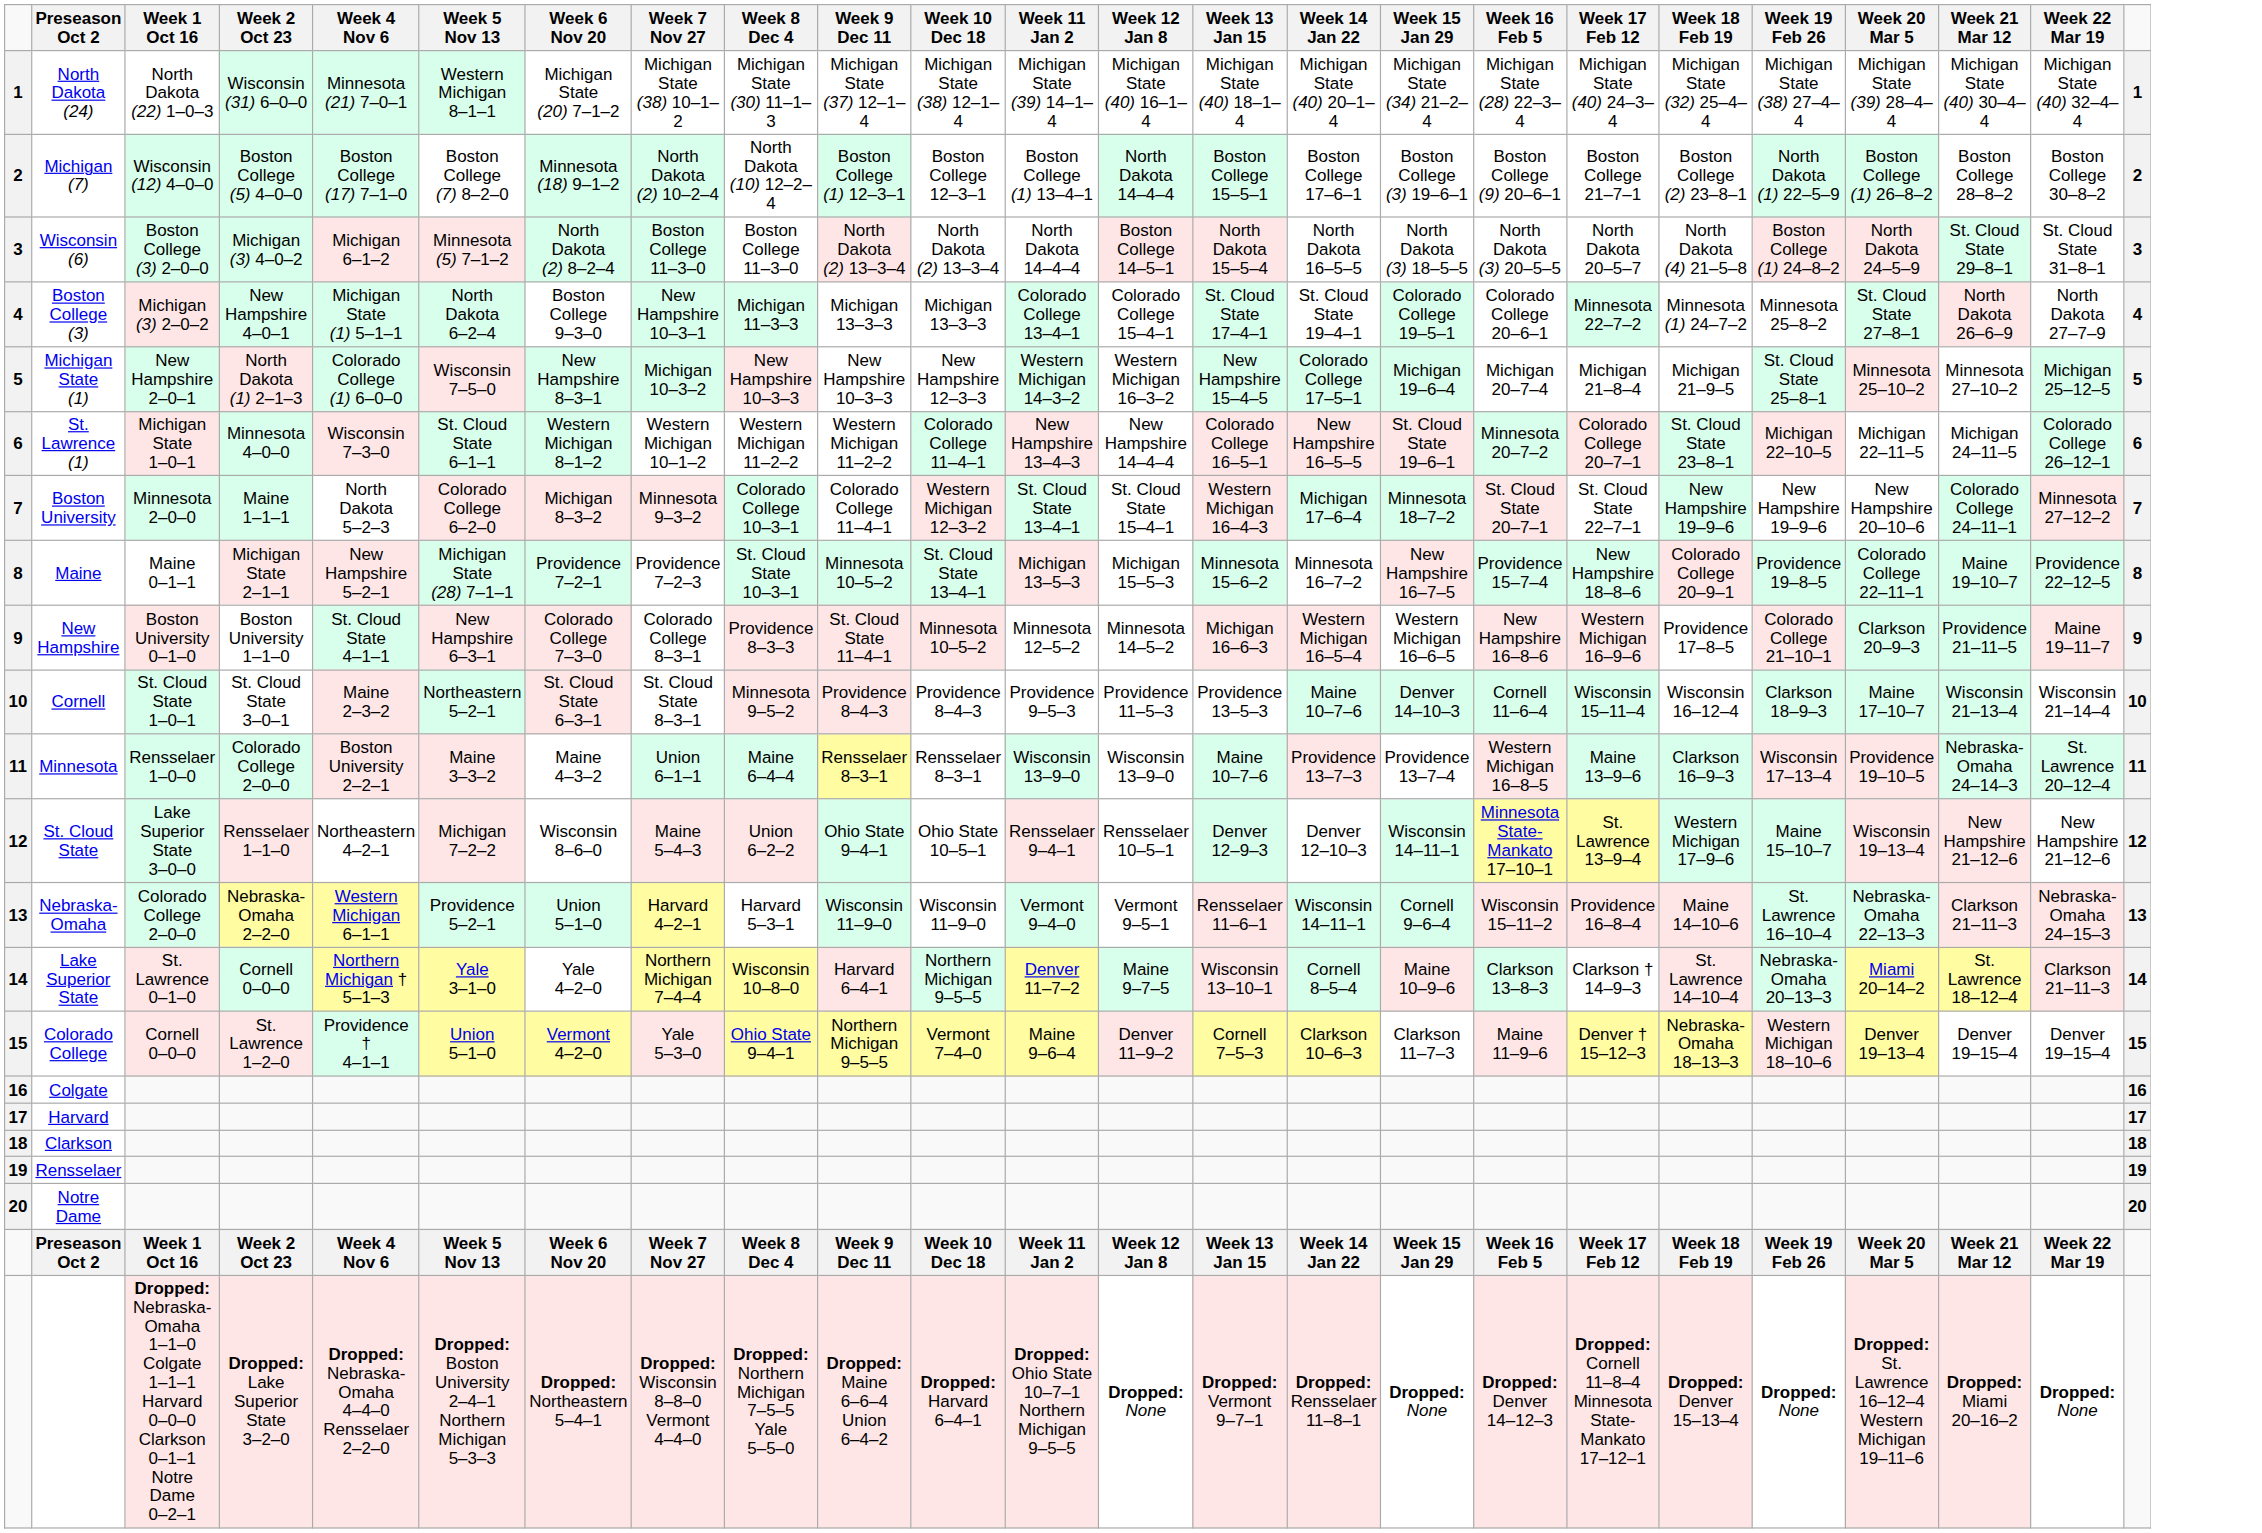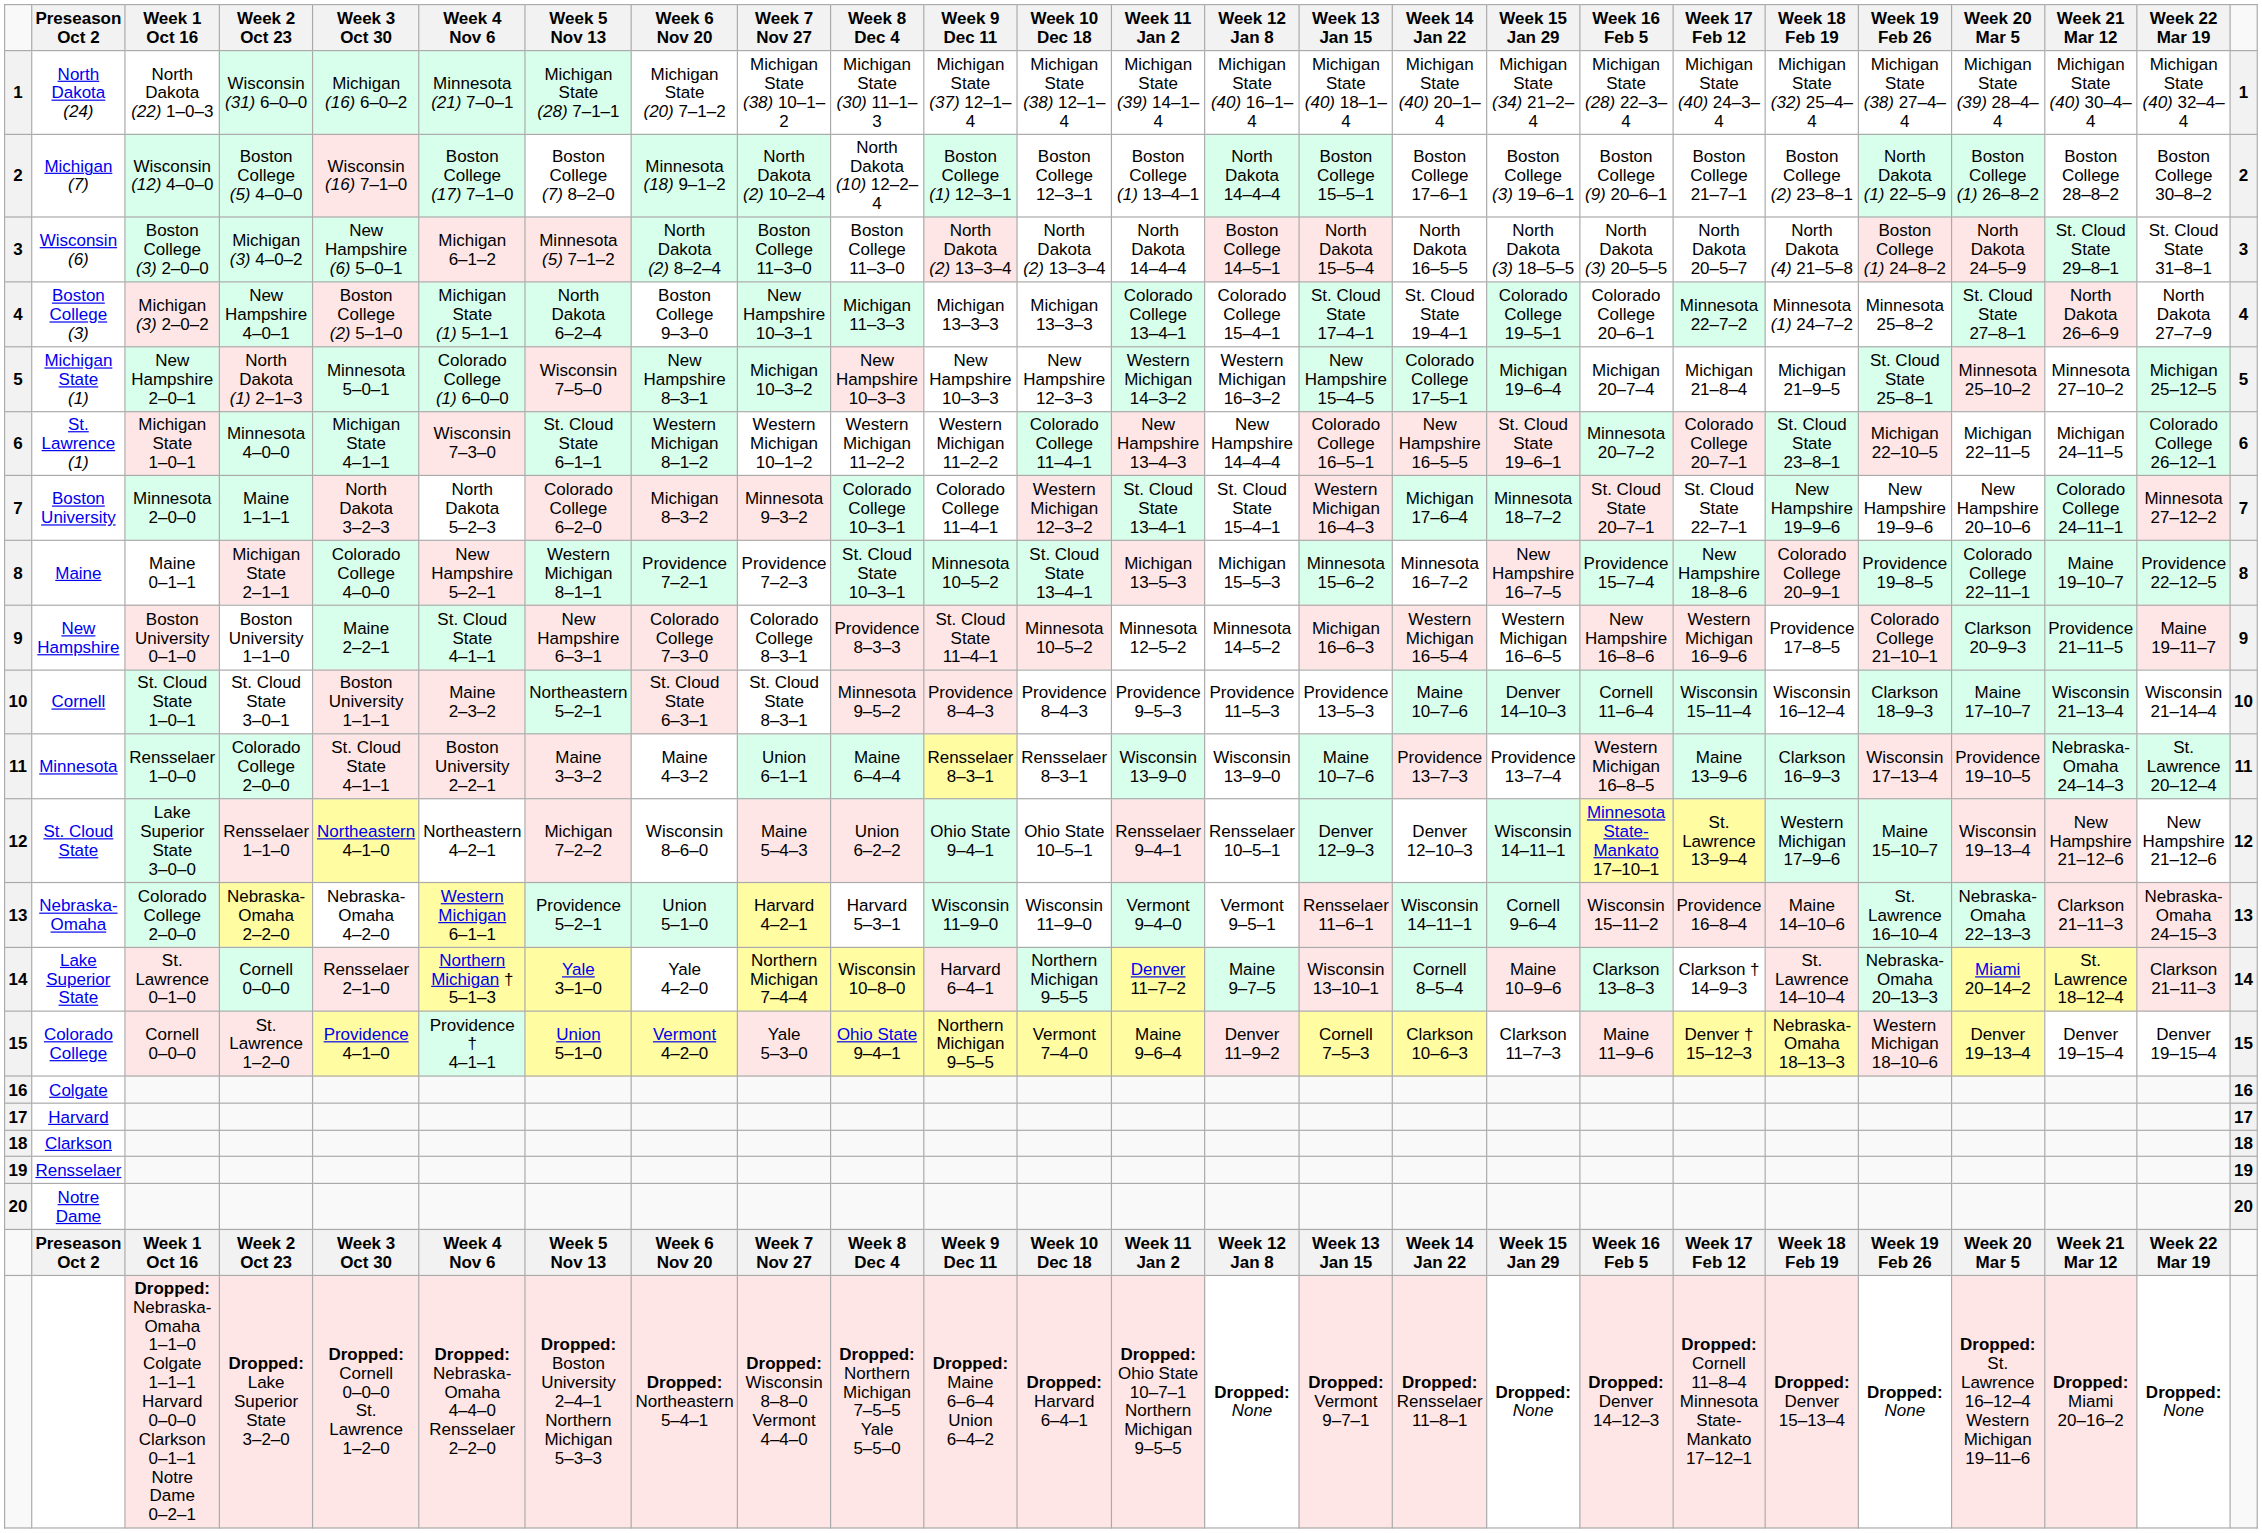+ column: (366, 28)
(472, 92) Western Michigan 8–1–1 -> (578, 92) Michigan State (28) 7–1–1
(472, 573) Michigan State (28) 7–1–1 -> (578, 573) Western Michigan 8–1–1
